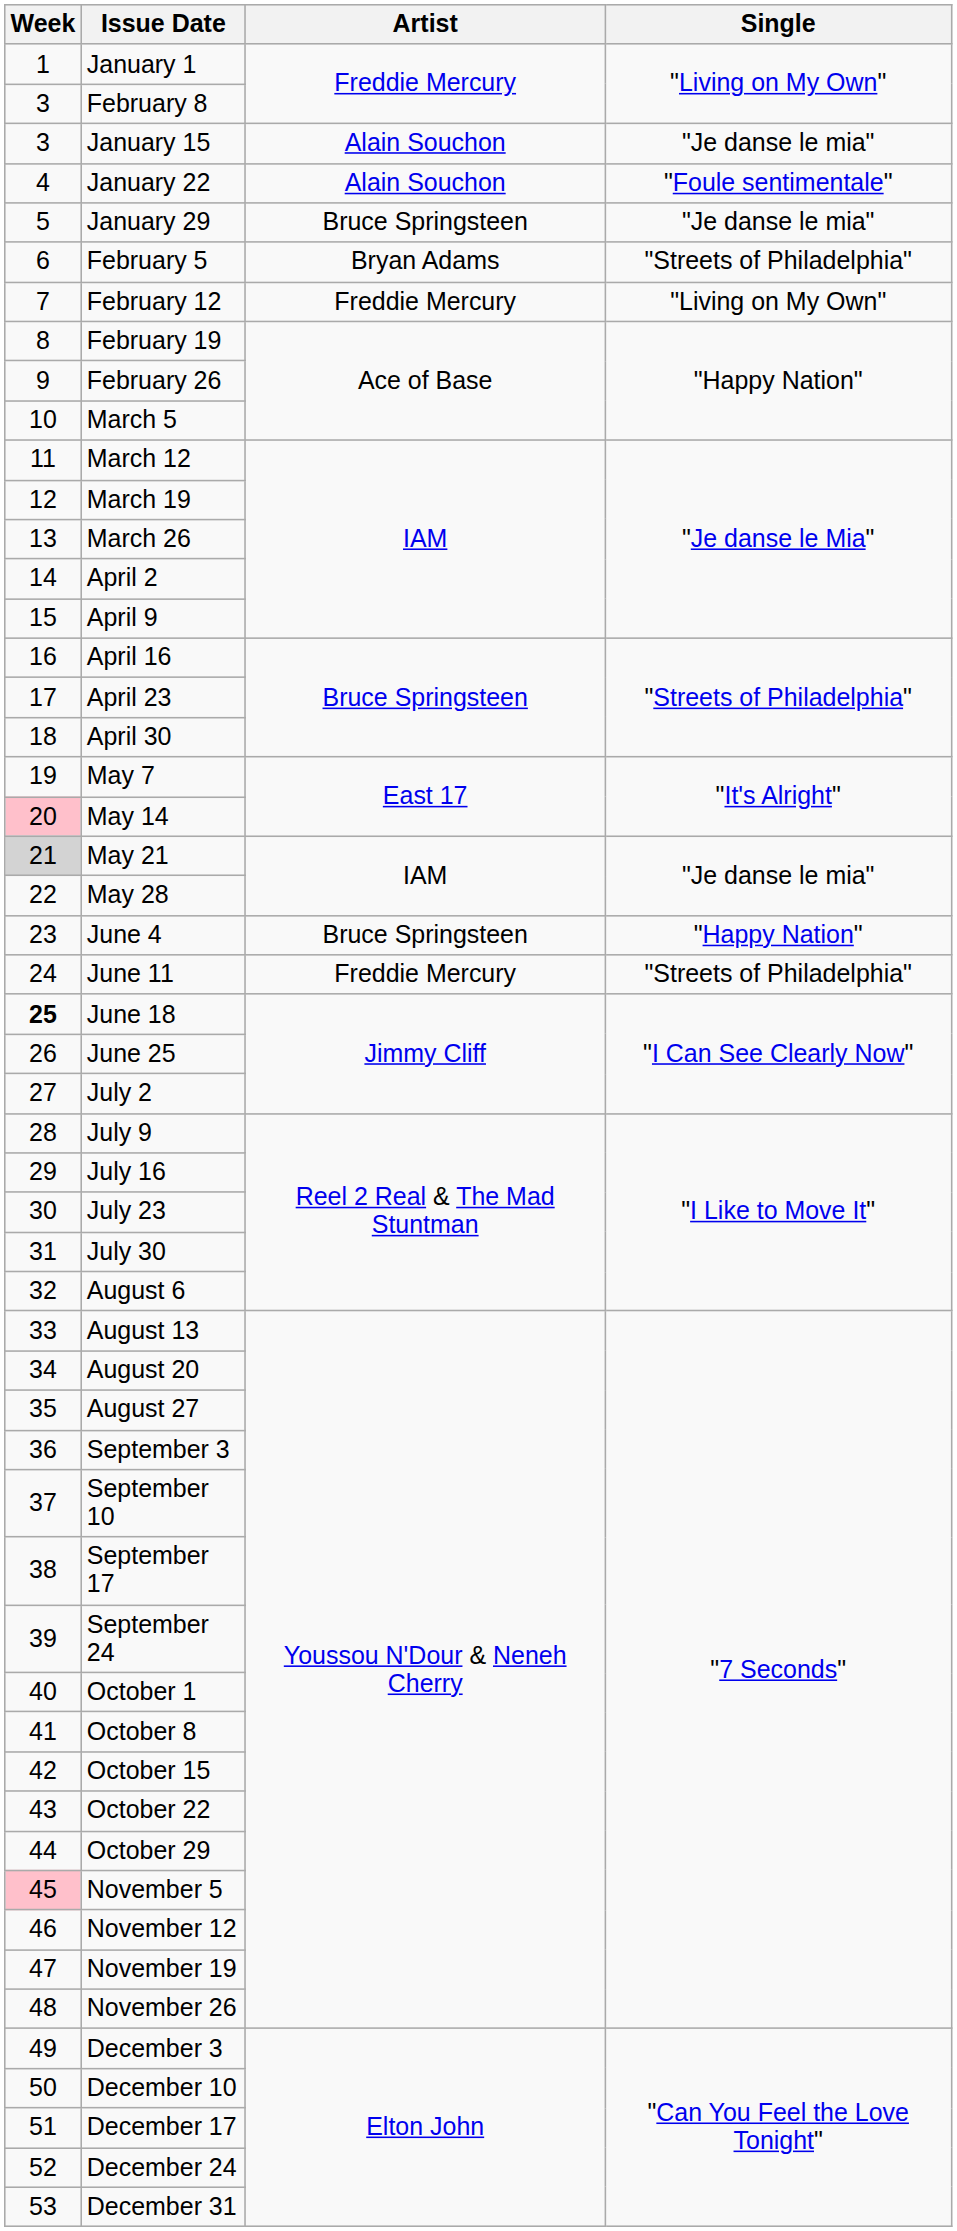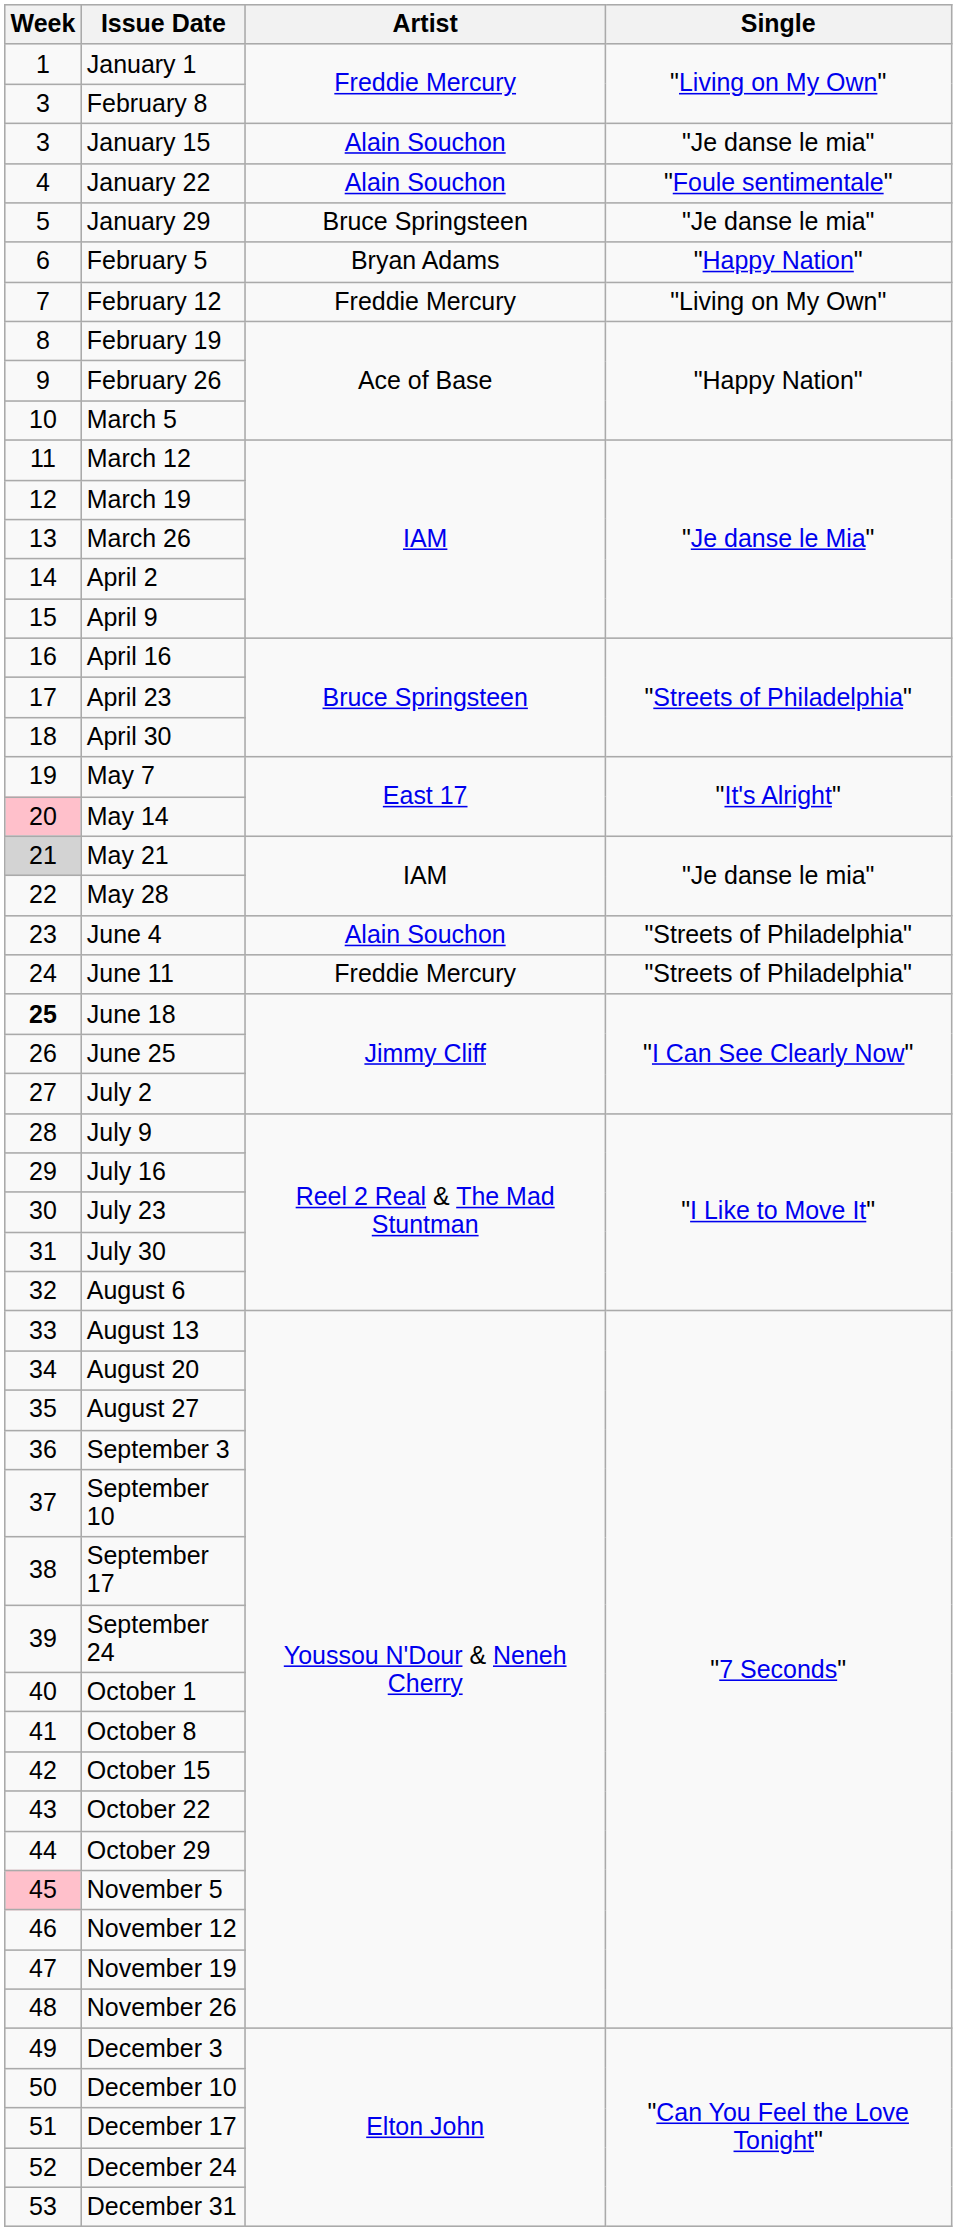(778, 261) "Streets of Philadelphia" -> (778, 261) "Happy Nation"
(425, 934) Bruce Springsteen -> (425, 934) Alain Souchon
(778, 934) "Happy Nation" -> (778, 934) "Streets of Philadelphia"
